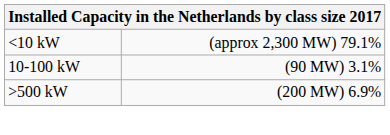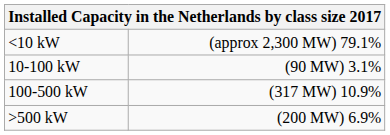+ row: (48, 92)
